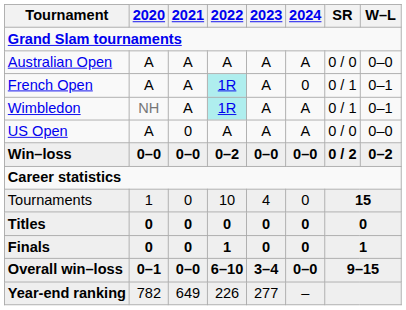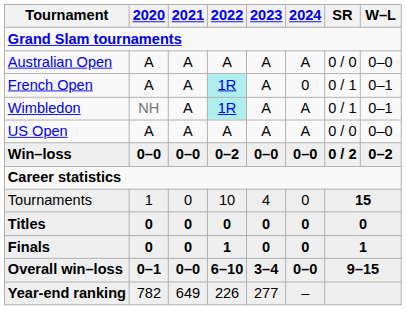(188, 131) 0 -> (188, 131) A
